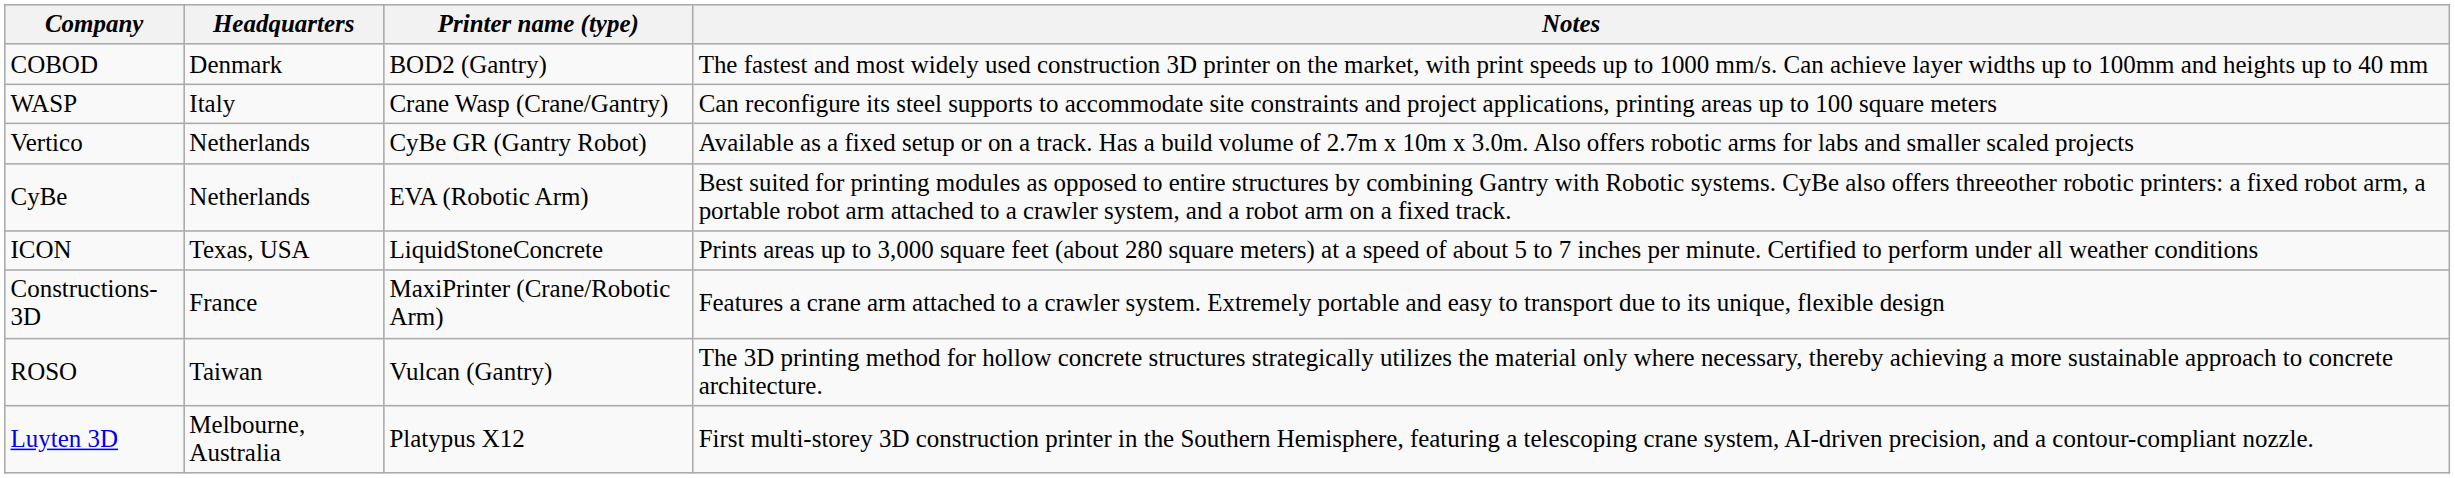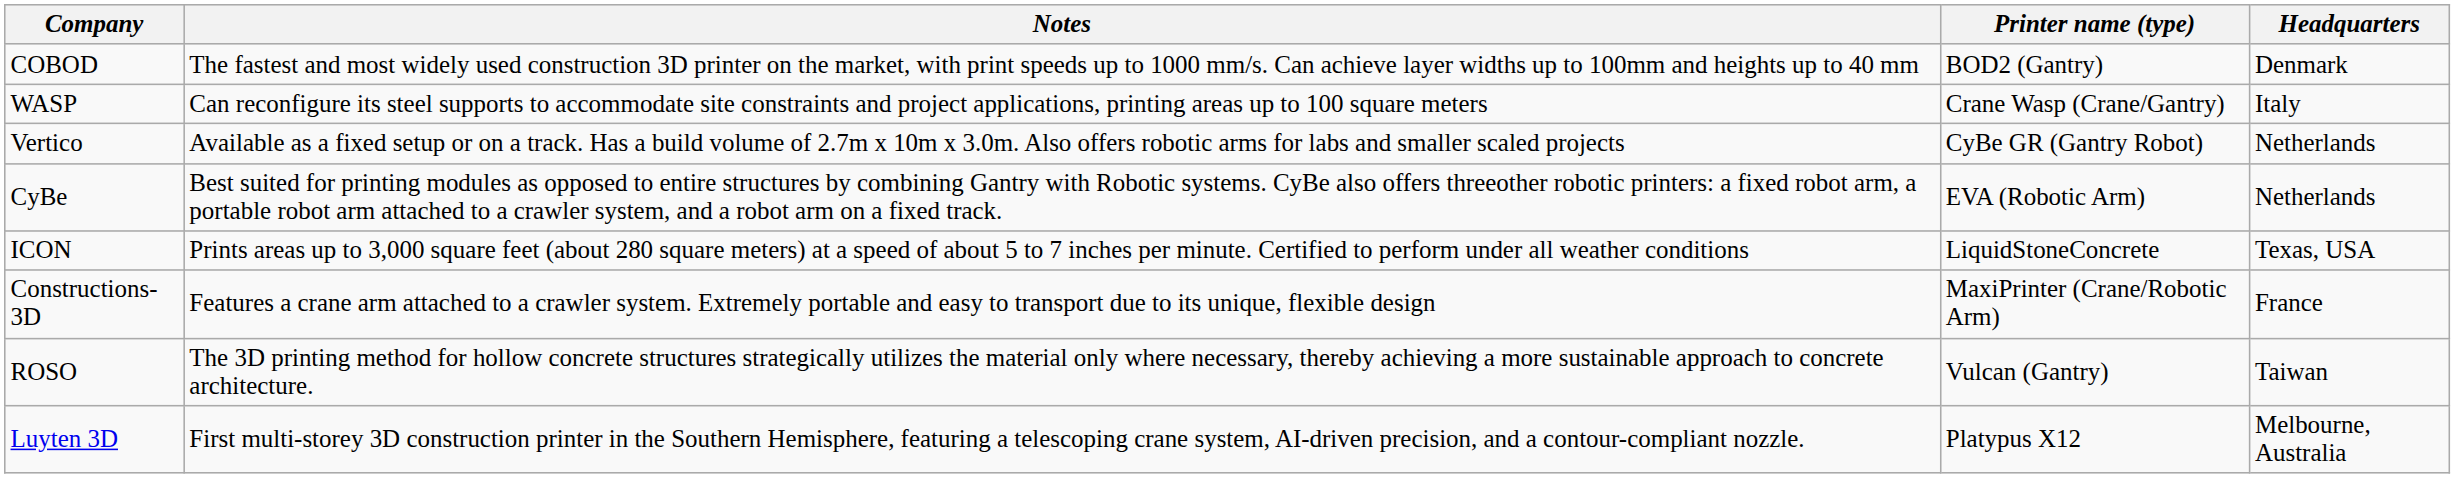columns swapped: (284, 24) <-> (1571, 24)
